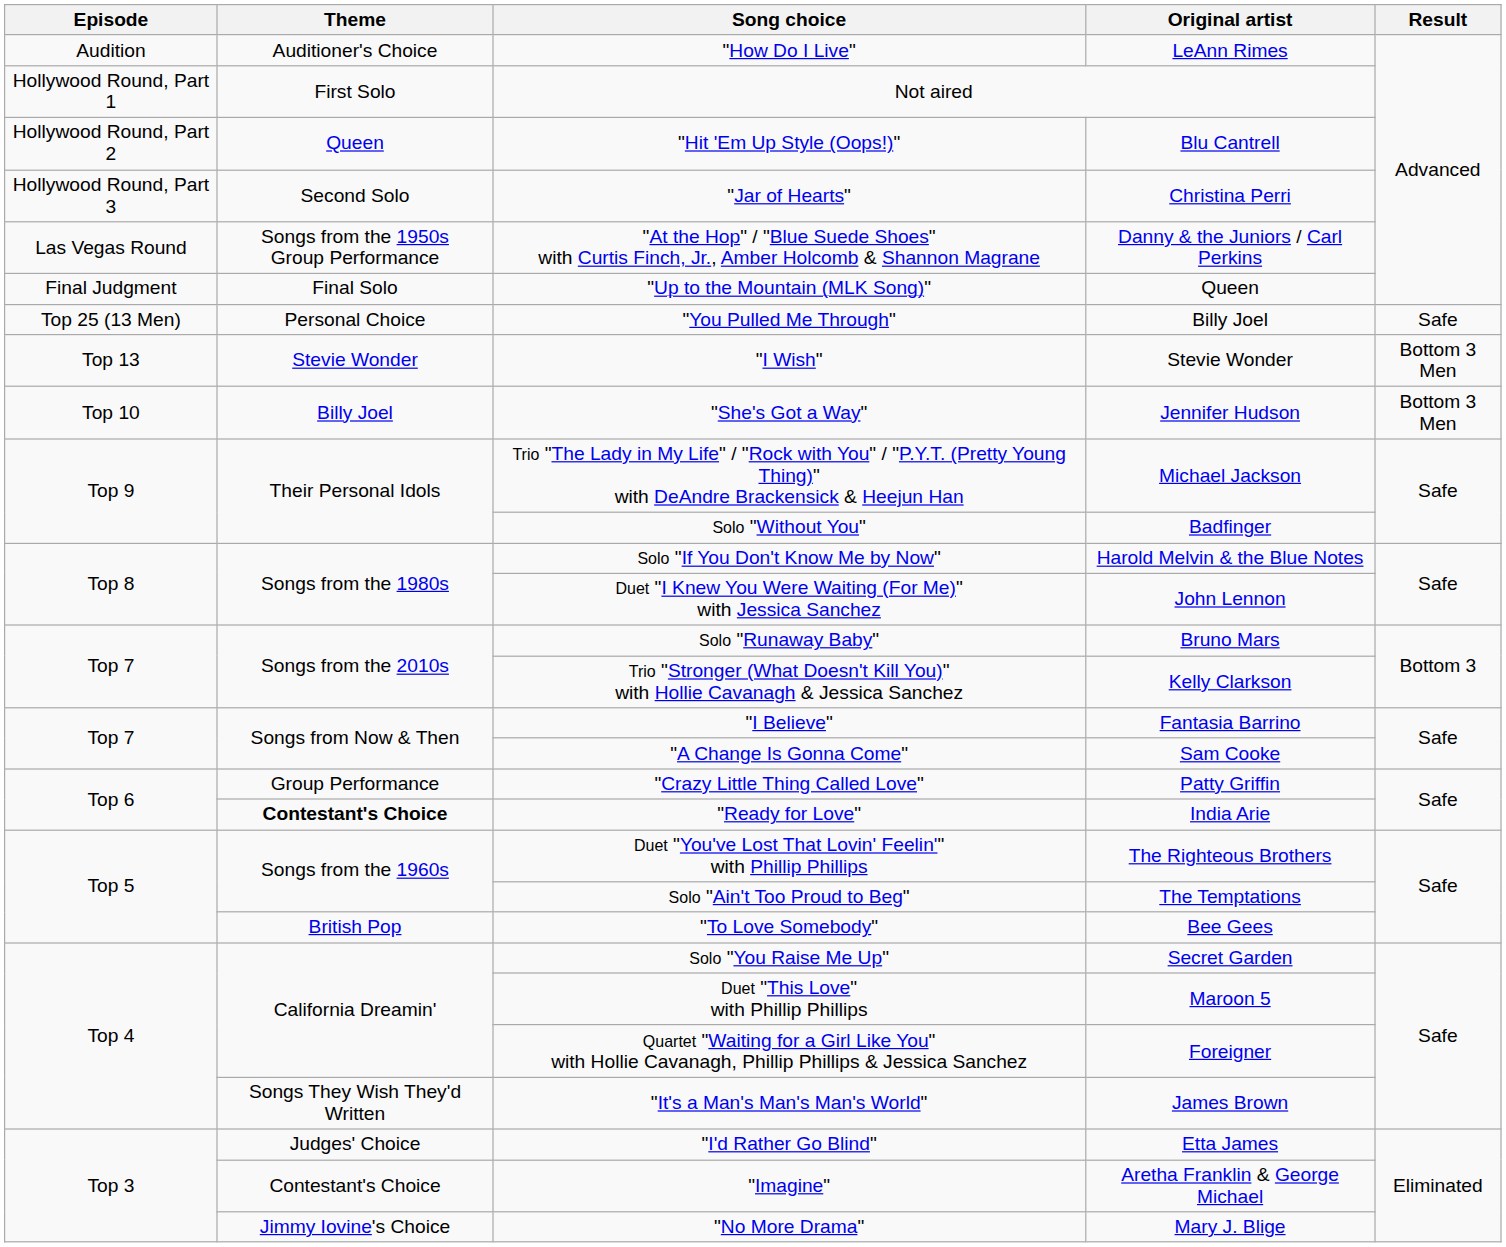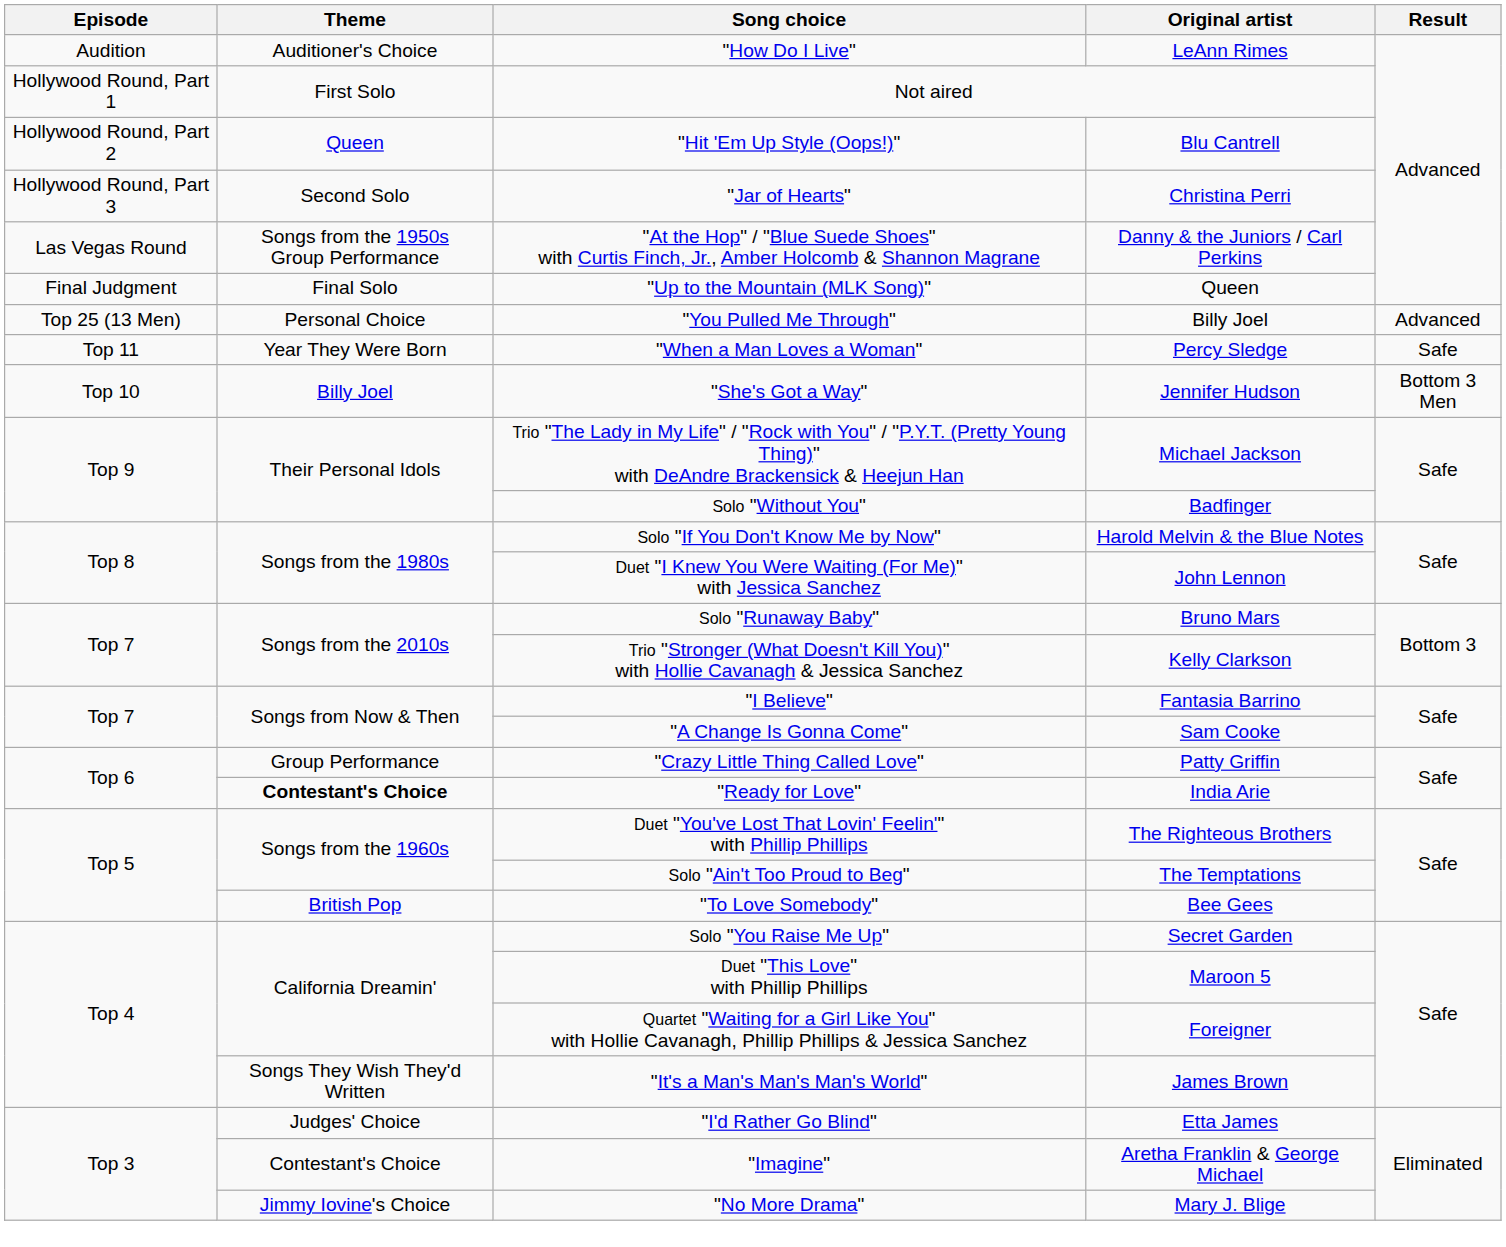(1438, 319) Safe -> (1438, 319) Advanced
- row: (789, 360)
+ row: (789, 349)
